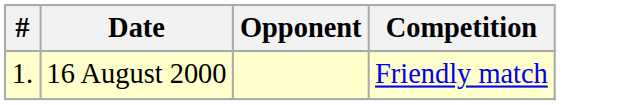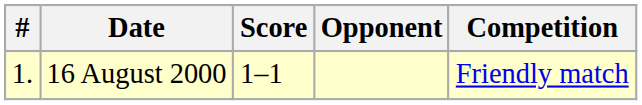+ column: (274, 27)
